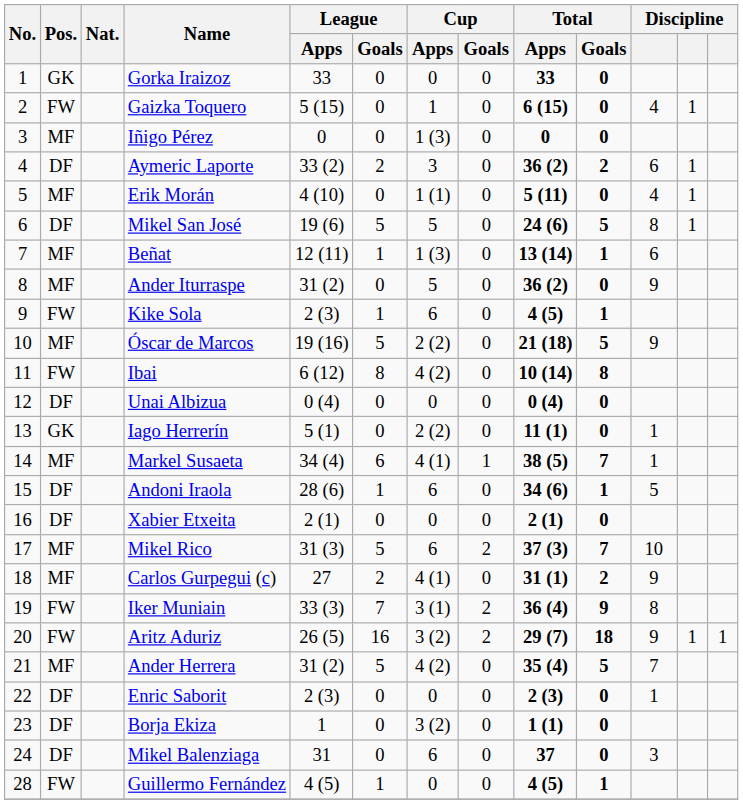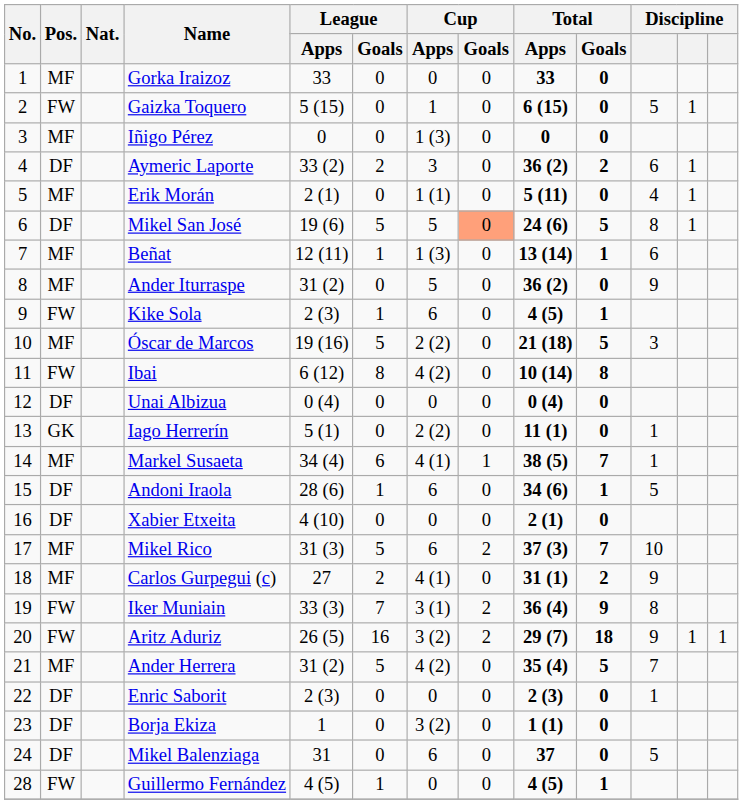(61, 78) GK -> (61, 78) MF
(654, 107) 4 -> (654, 107) 5
(322, 195) 4 (10) -> (322, 195) 2 (1)
(486, 225) no background -> (486, 225) lightsalmon background
(654, 343) 9 -> (654, 343) 3
(322, 519) 2 (1) -> (322, 519) 4 (10)
(654, 755) 3 -> (654, 755) 5
